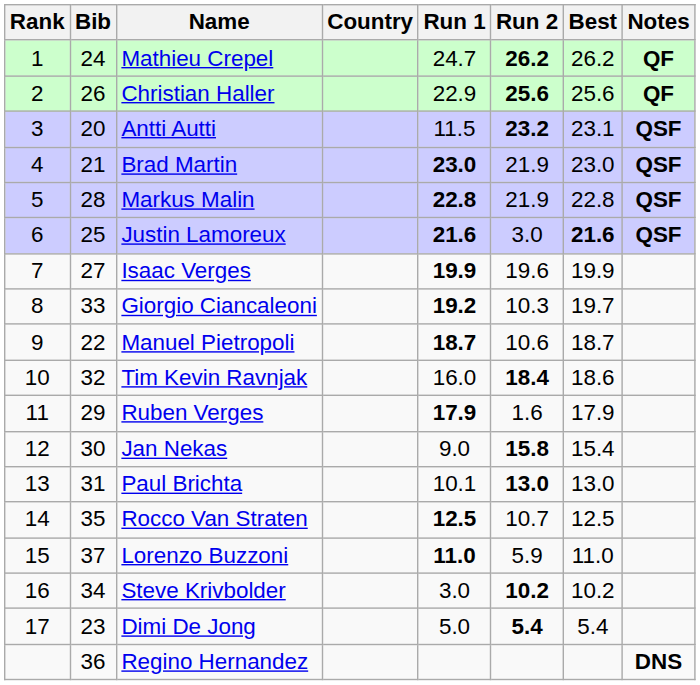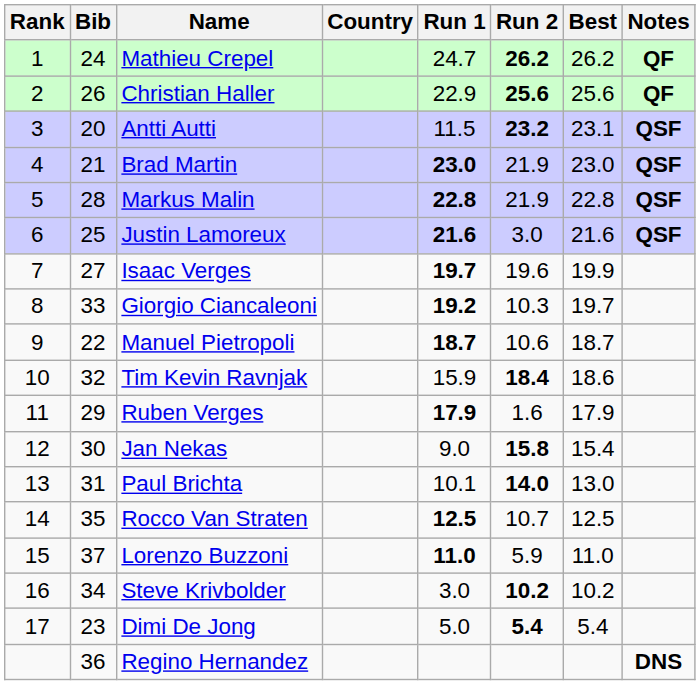(593, 235) bold -> (593, 235) normal
(455, 270) 19.9 -> (455, 270) 19.7
(455, 377) 16.0 -> (455, 377) 15.9
(527, 484) 13.0 -> (527, 484) 14.0
